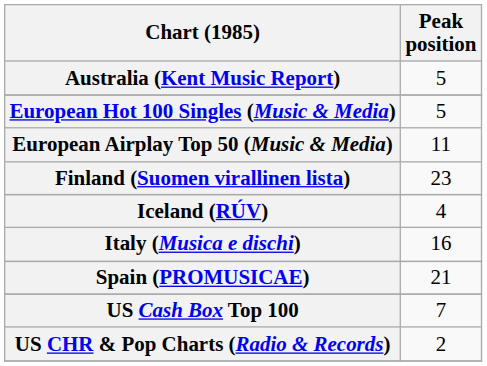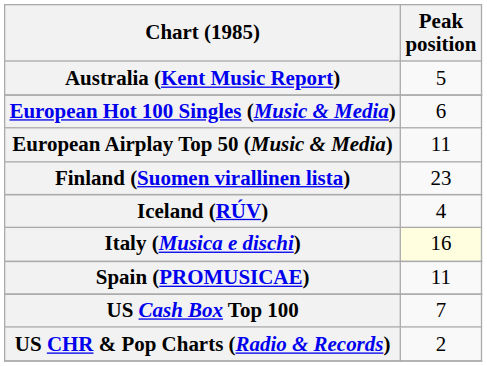(441, 111) 5 -> (441, 111) 6
(441, 244) no background -> (441, 244) lightyellow background
(441, 277) 21 -> (441, 277) 11
